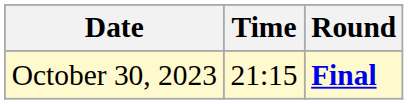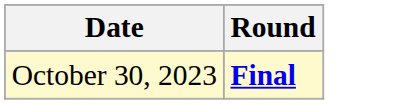- column: (264, 27)
